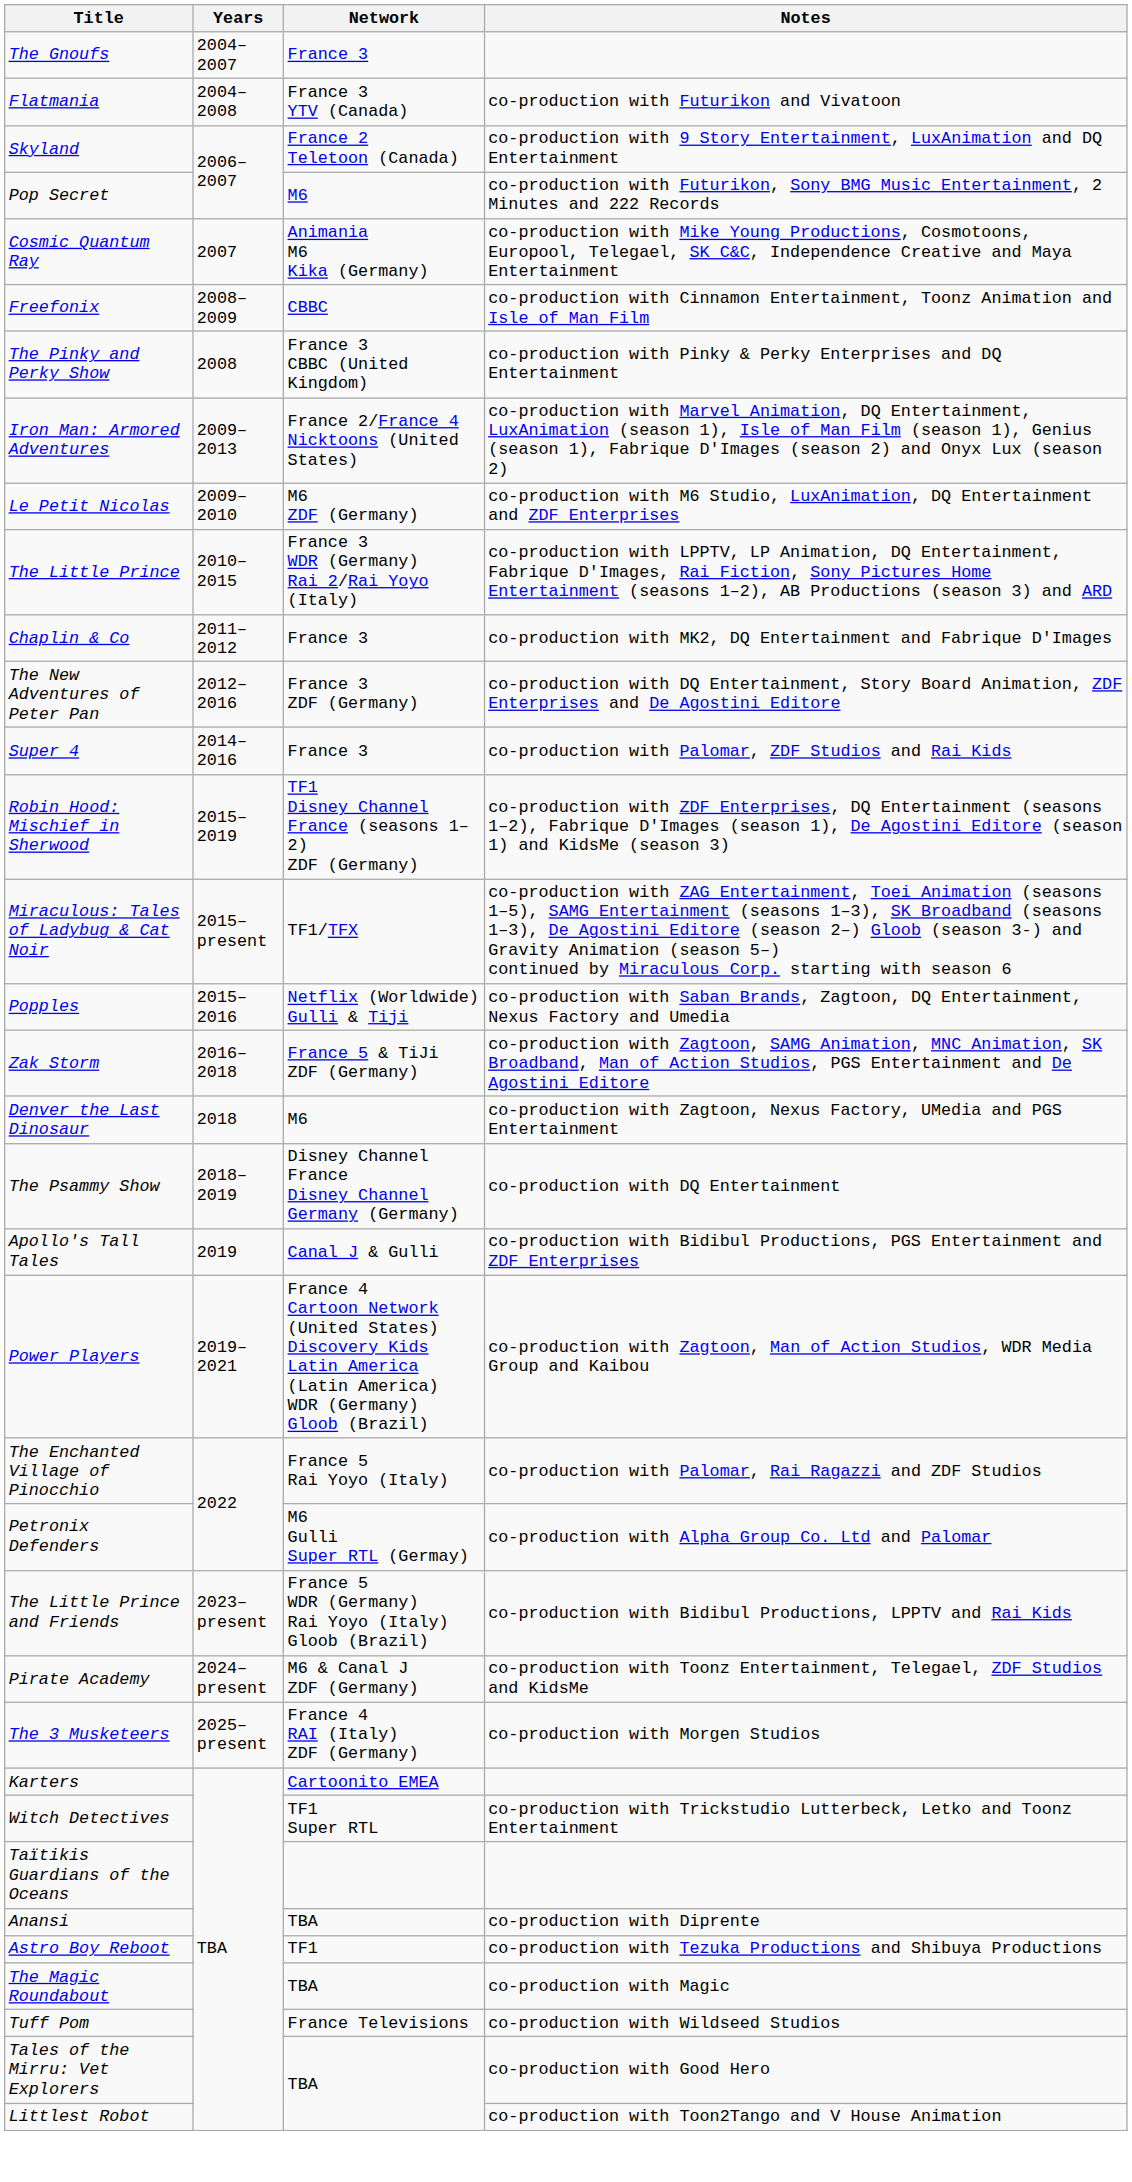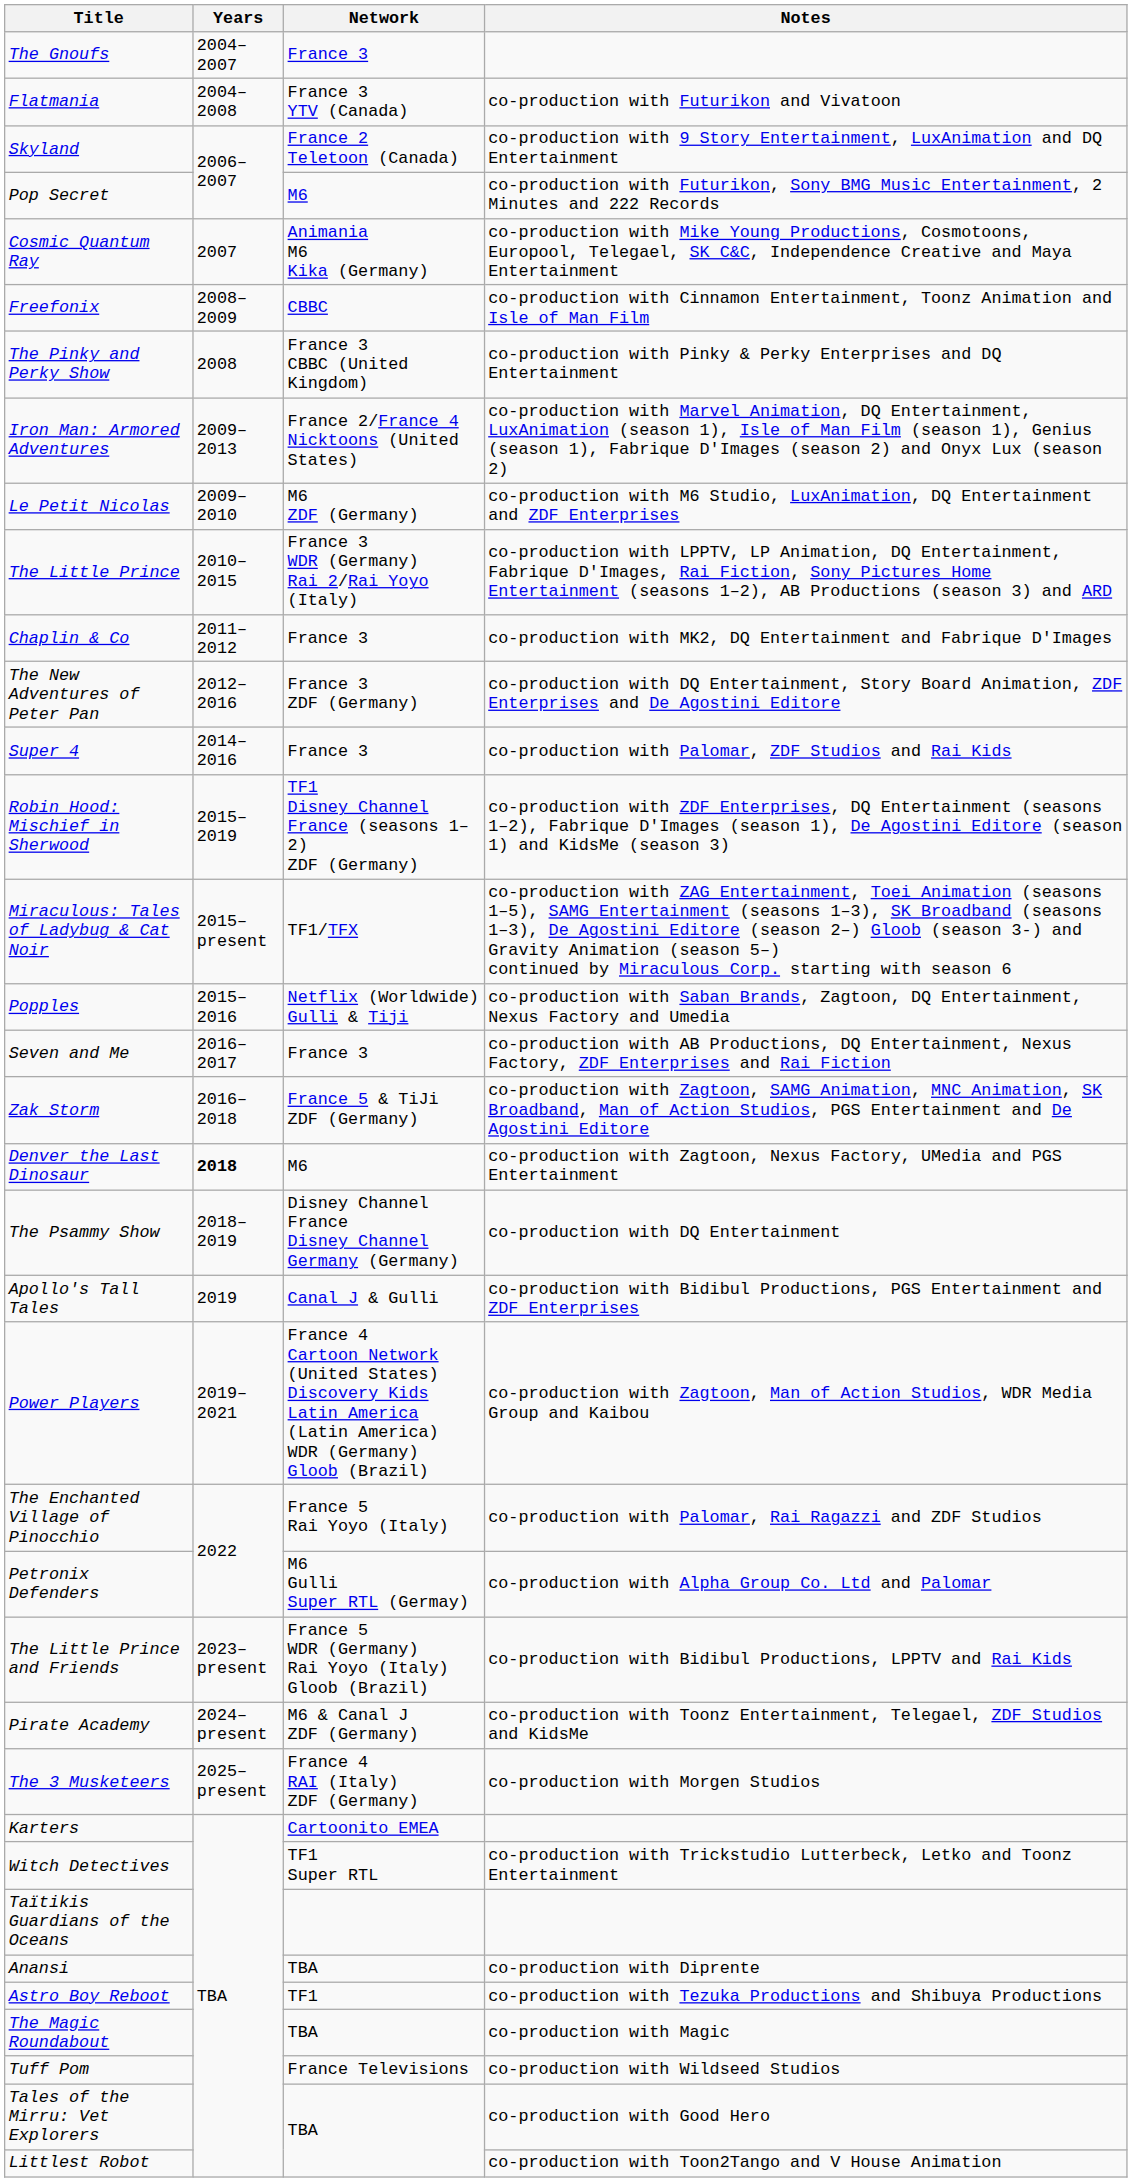+ row: (69, 1054)
(217, 1120) normal -> (217, 1166) bold
